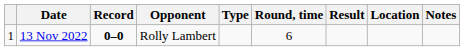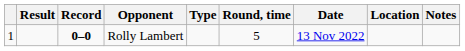columns swapped: (347, 14) <-> (54, 14)
(289, 35) 6 -> (257, 35) 5
